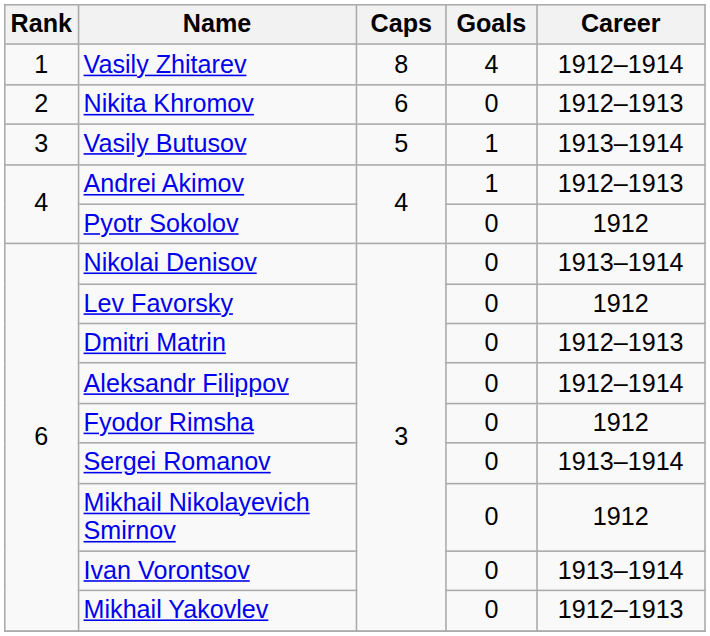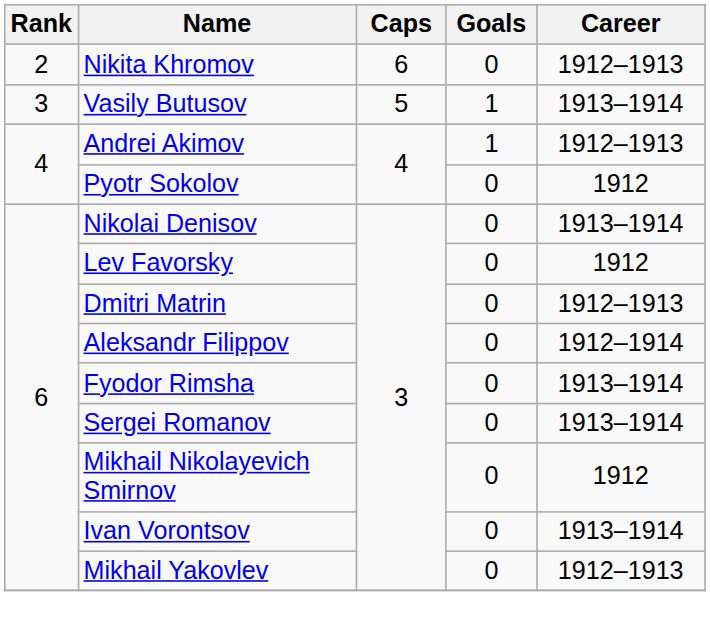- row: (165, 64)
(621, 422) 1912 -> (621, 382) 1913–1914
